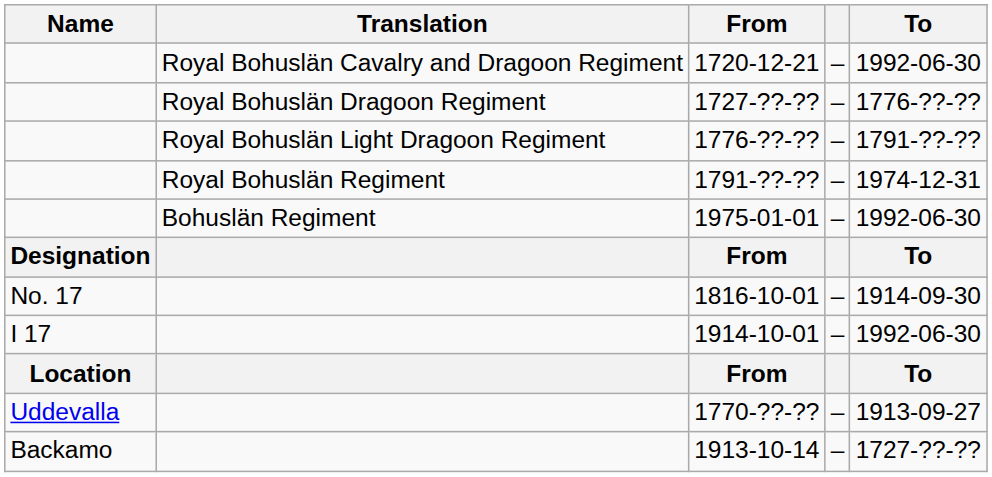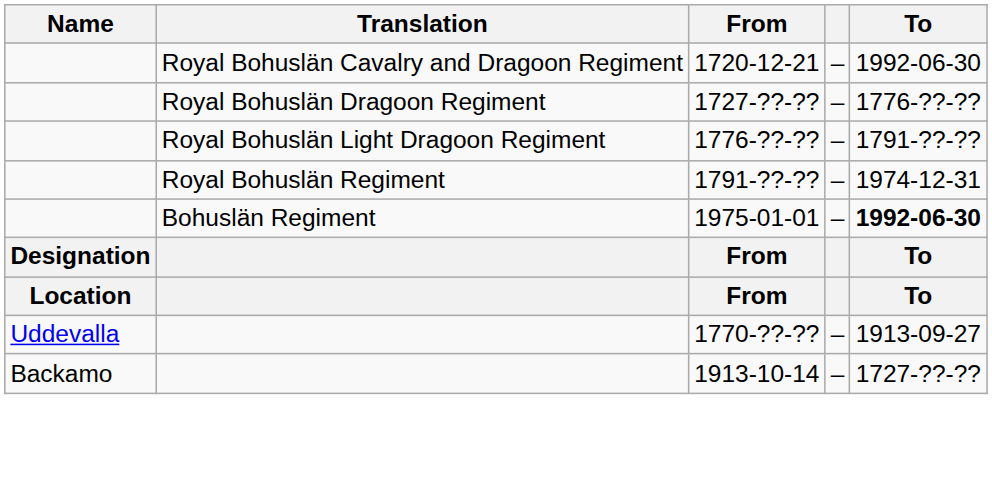(918, 218) normal -> (918, 218) bold
- row: (757, 295)
- row: (757, 334)
